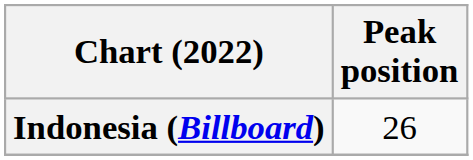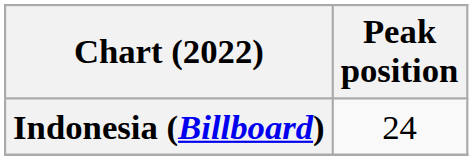(400, 126) 26 -> (400, 126) 24
